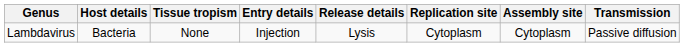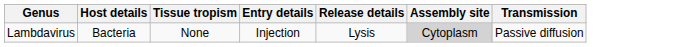- column: (454, 13)
(543, 32) no background -> (450, 32) lightgrey background
